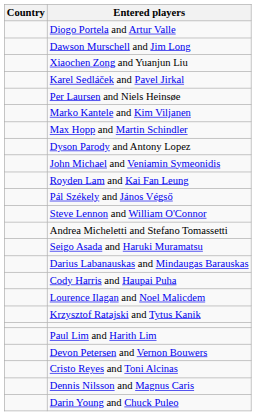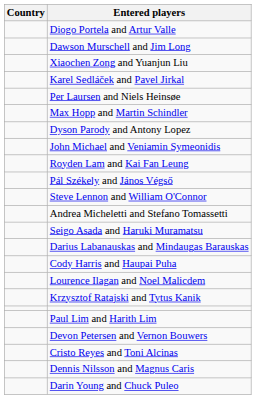- row: (120, 113)
